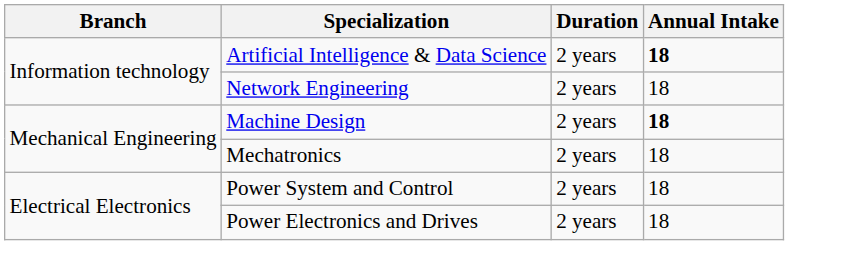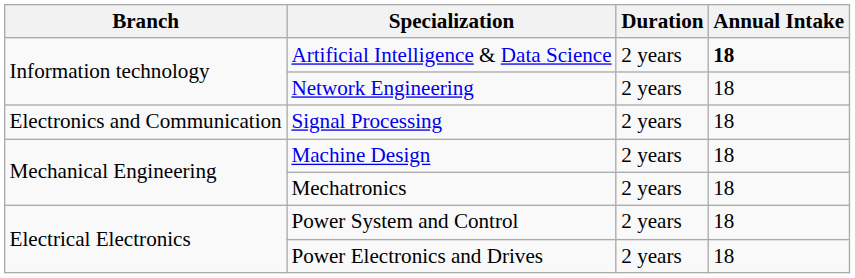+ row: (367, 121)
(659, 121) bold -> (724, 155) normal
